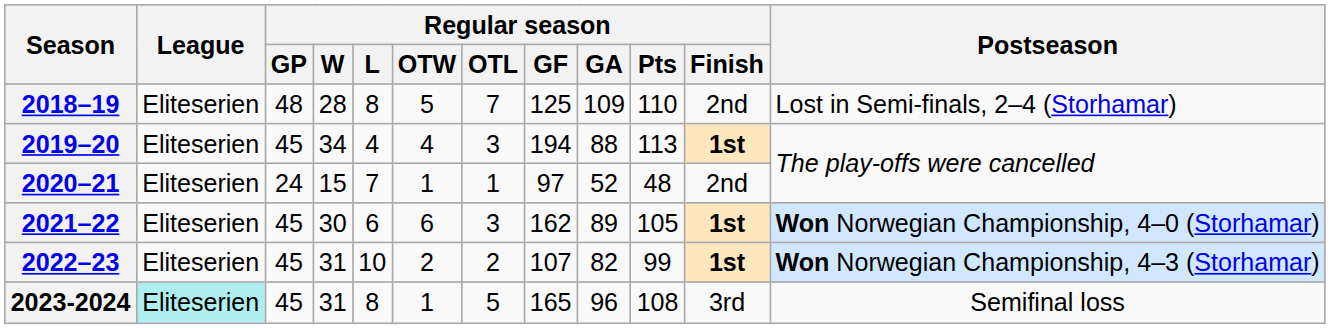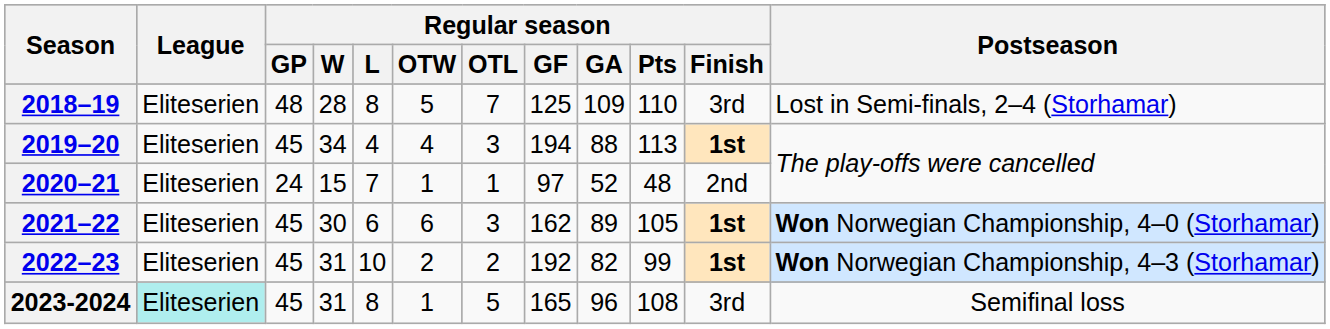(727, 104) 2nd -> (727, 104) 3rd
(551, 263) 107 -> (551, 263) 192
